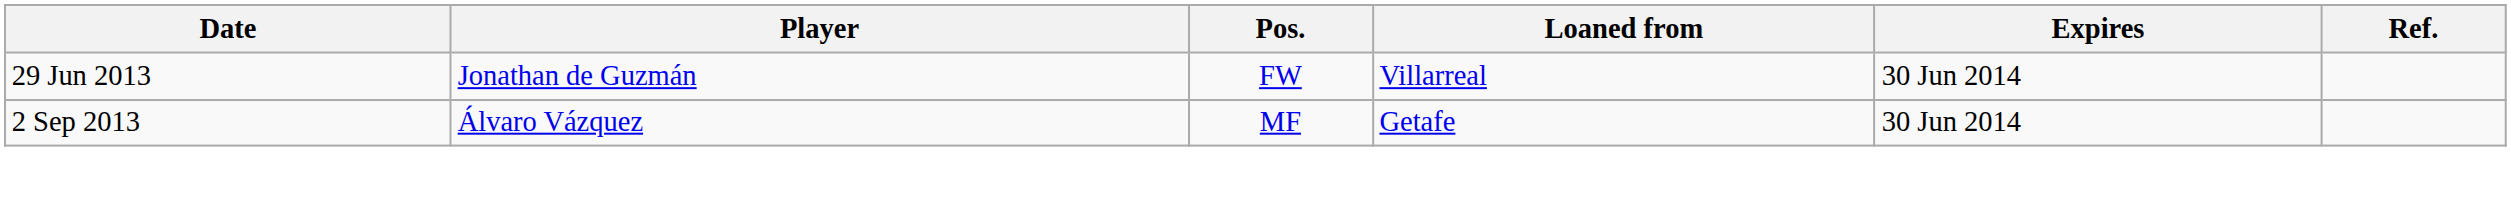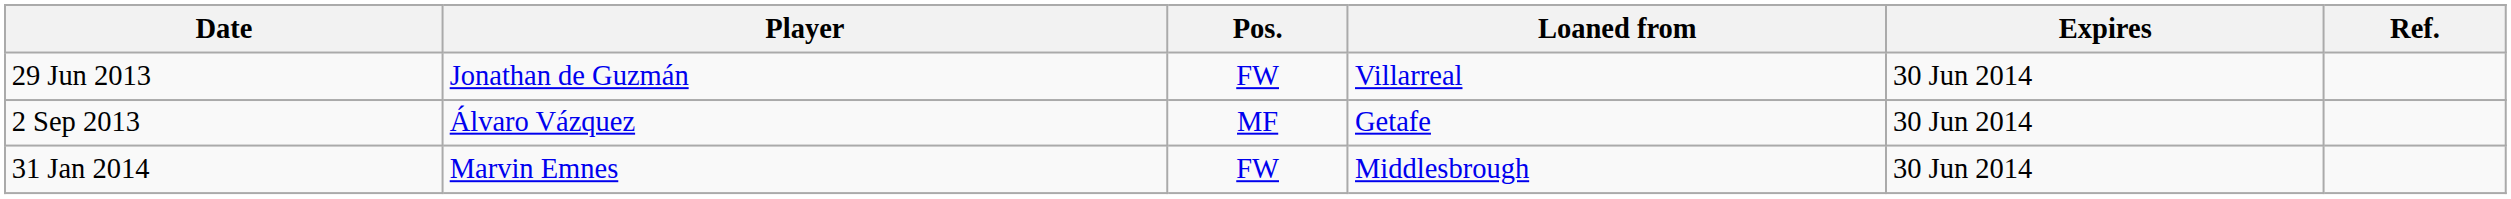+ row: (81, 169)
